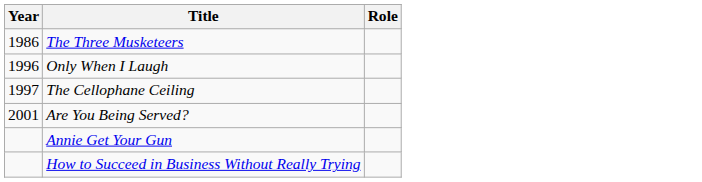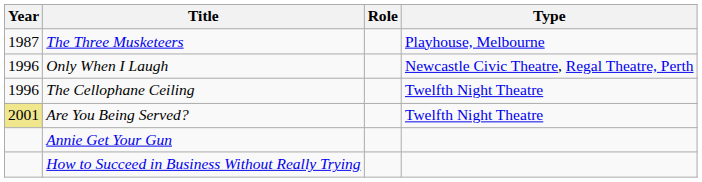+ column: (549, 16)
(24, 41) 1986 -> (24, 41) 1987
(24, 90) 1997 -> (24, 90) 1996
(24, 115) no background -> (24, 115) khaki background
